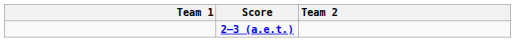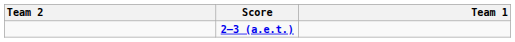columns swapped: (195, 13) <-> (319, 13)
